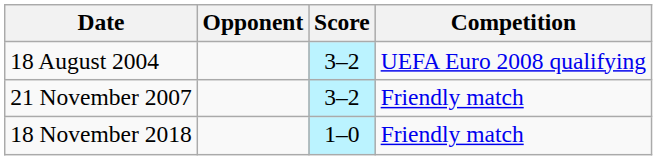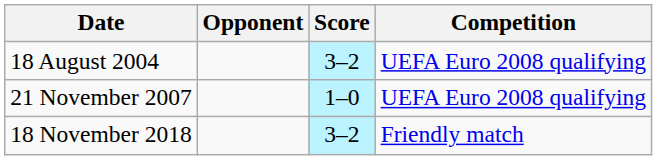(342, 97) 3–2 -> (342, 97) 1–0
(452, 97) Friendly match -> (513, 97) UEFA Euro 2008 qualifying
(342, 135) 1–0 -> (342, 135) 3–2
